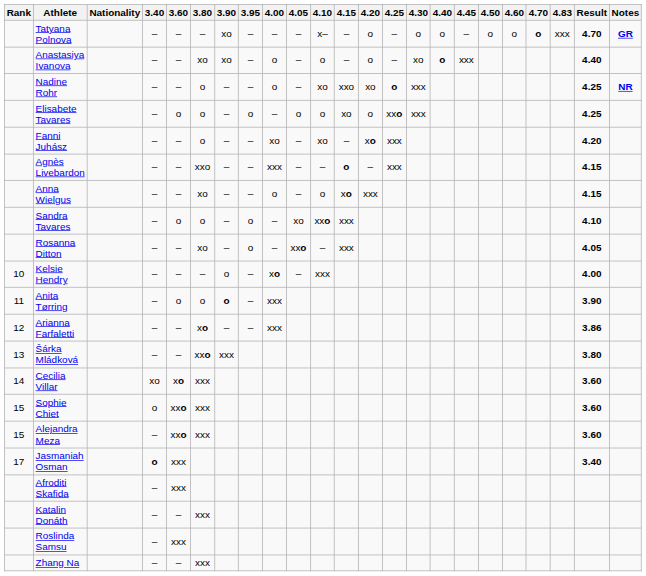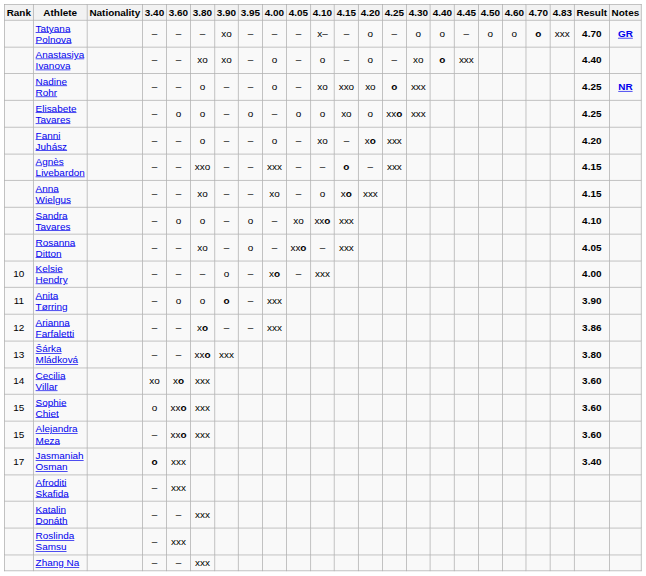(274, 141) xo -> (274, 141) o
(274, 194) o -> (274, 194) xo
